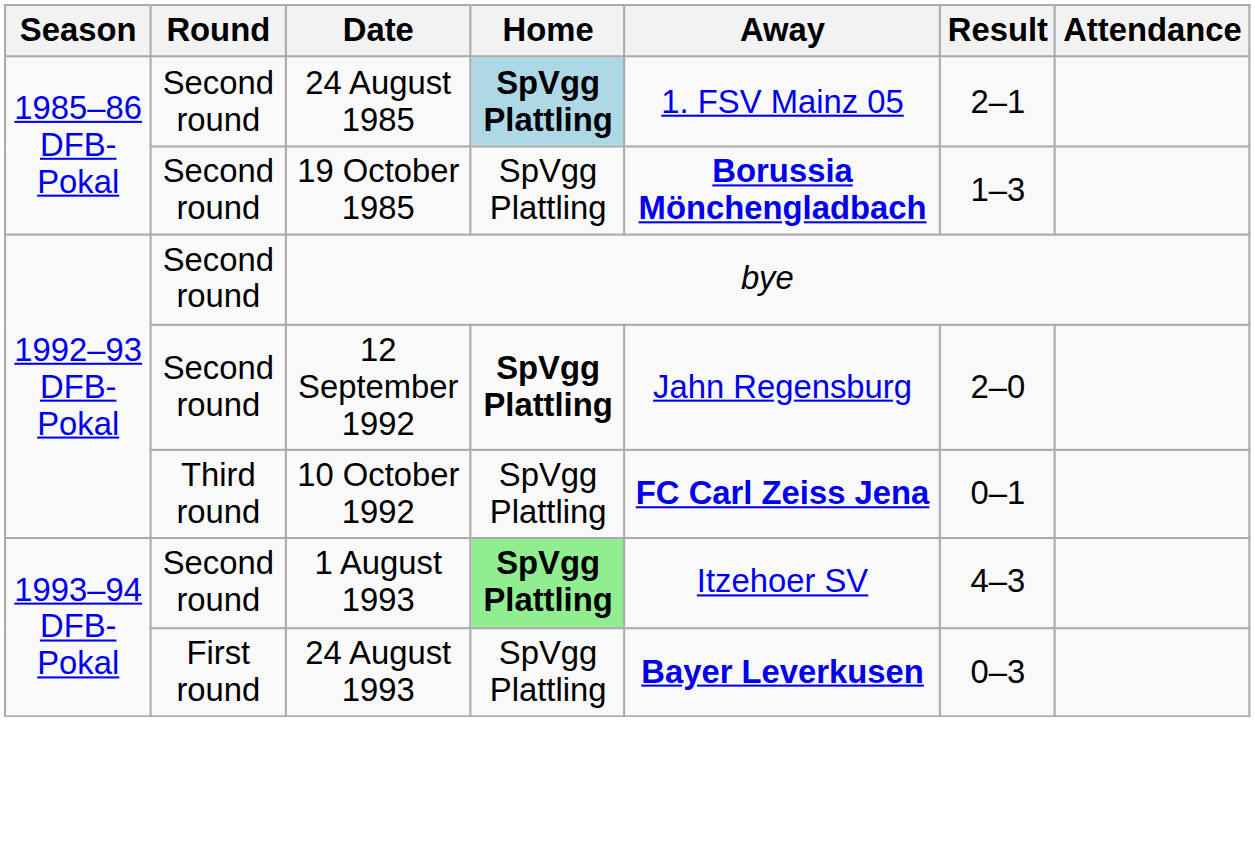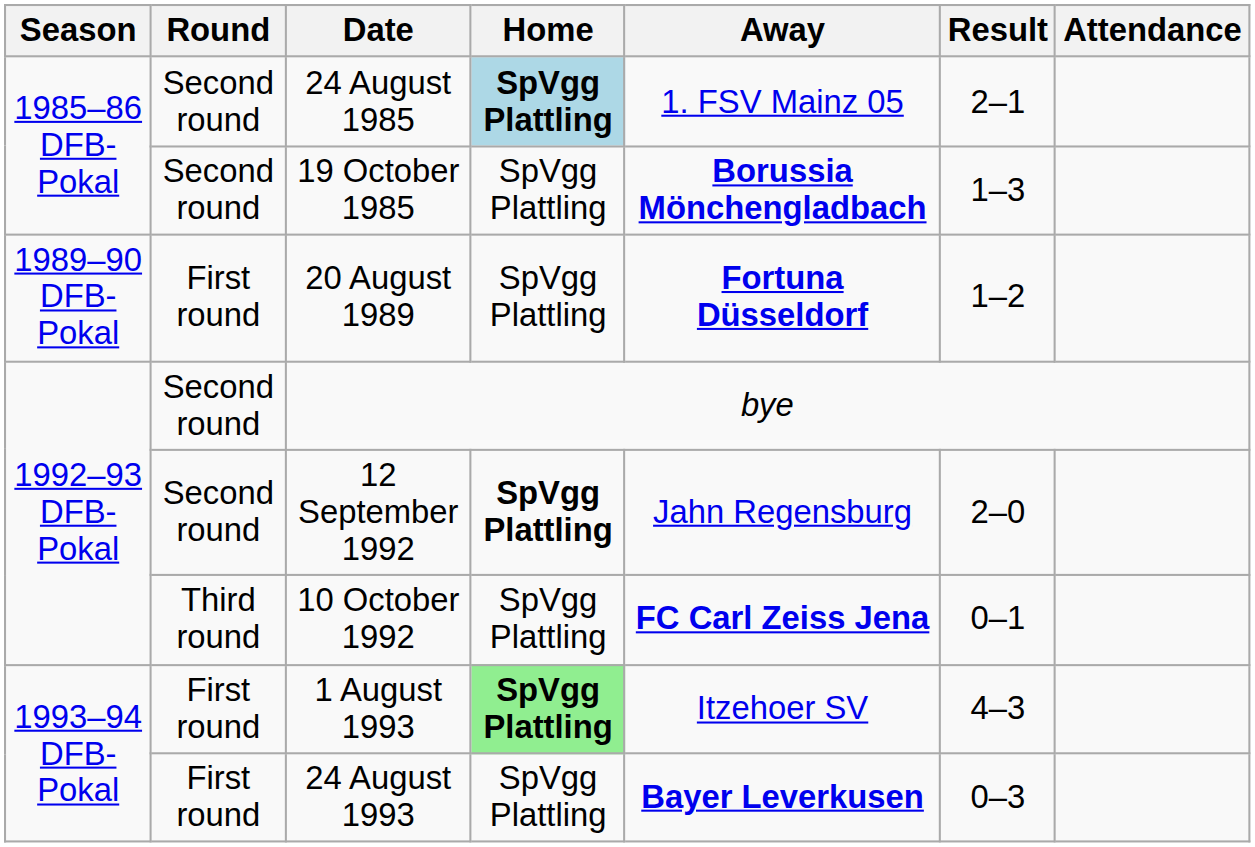+ row: (378, 297)
(218, 582) Second round -> (218, 708) First round
